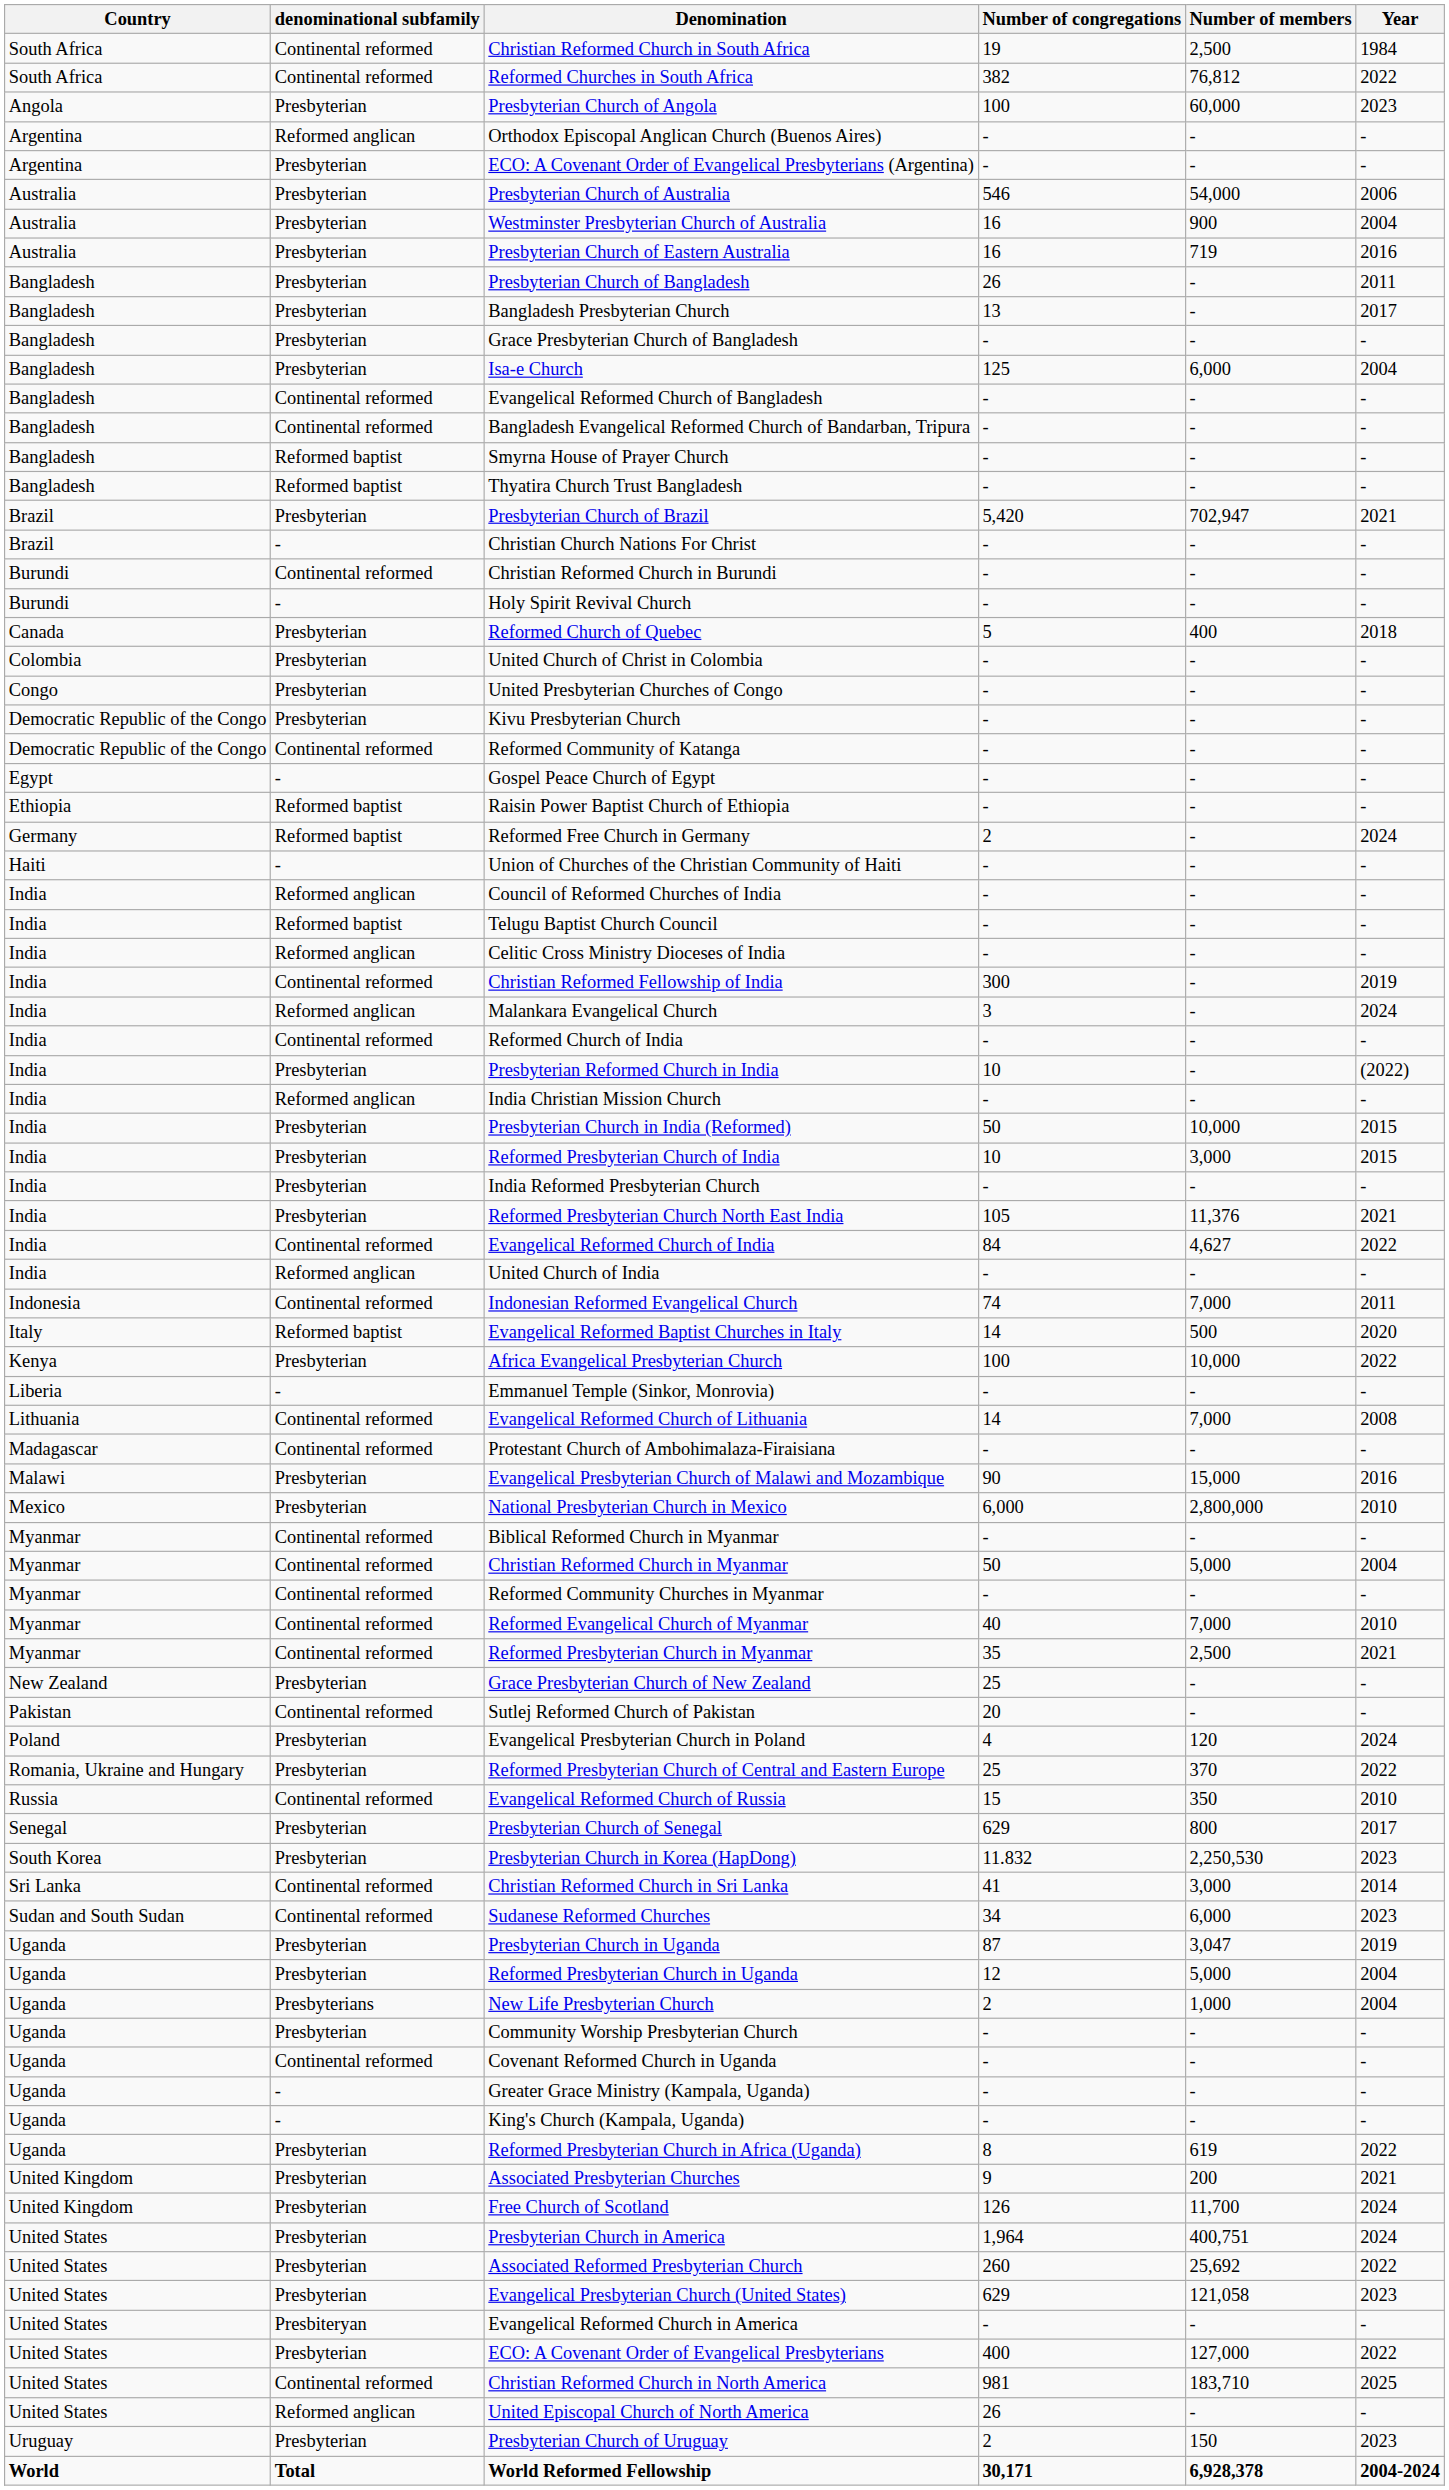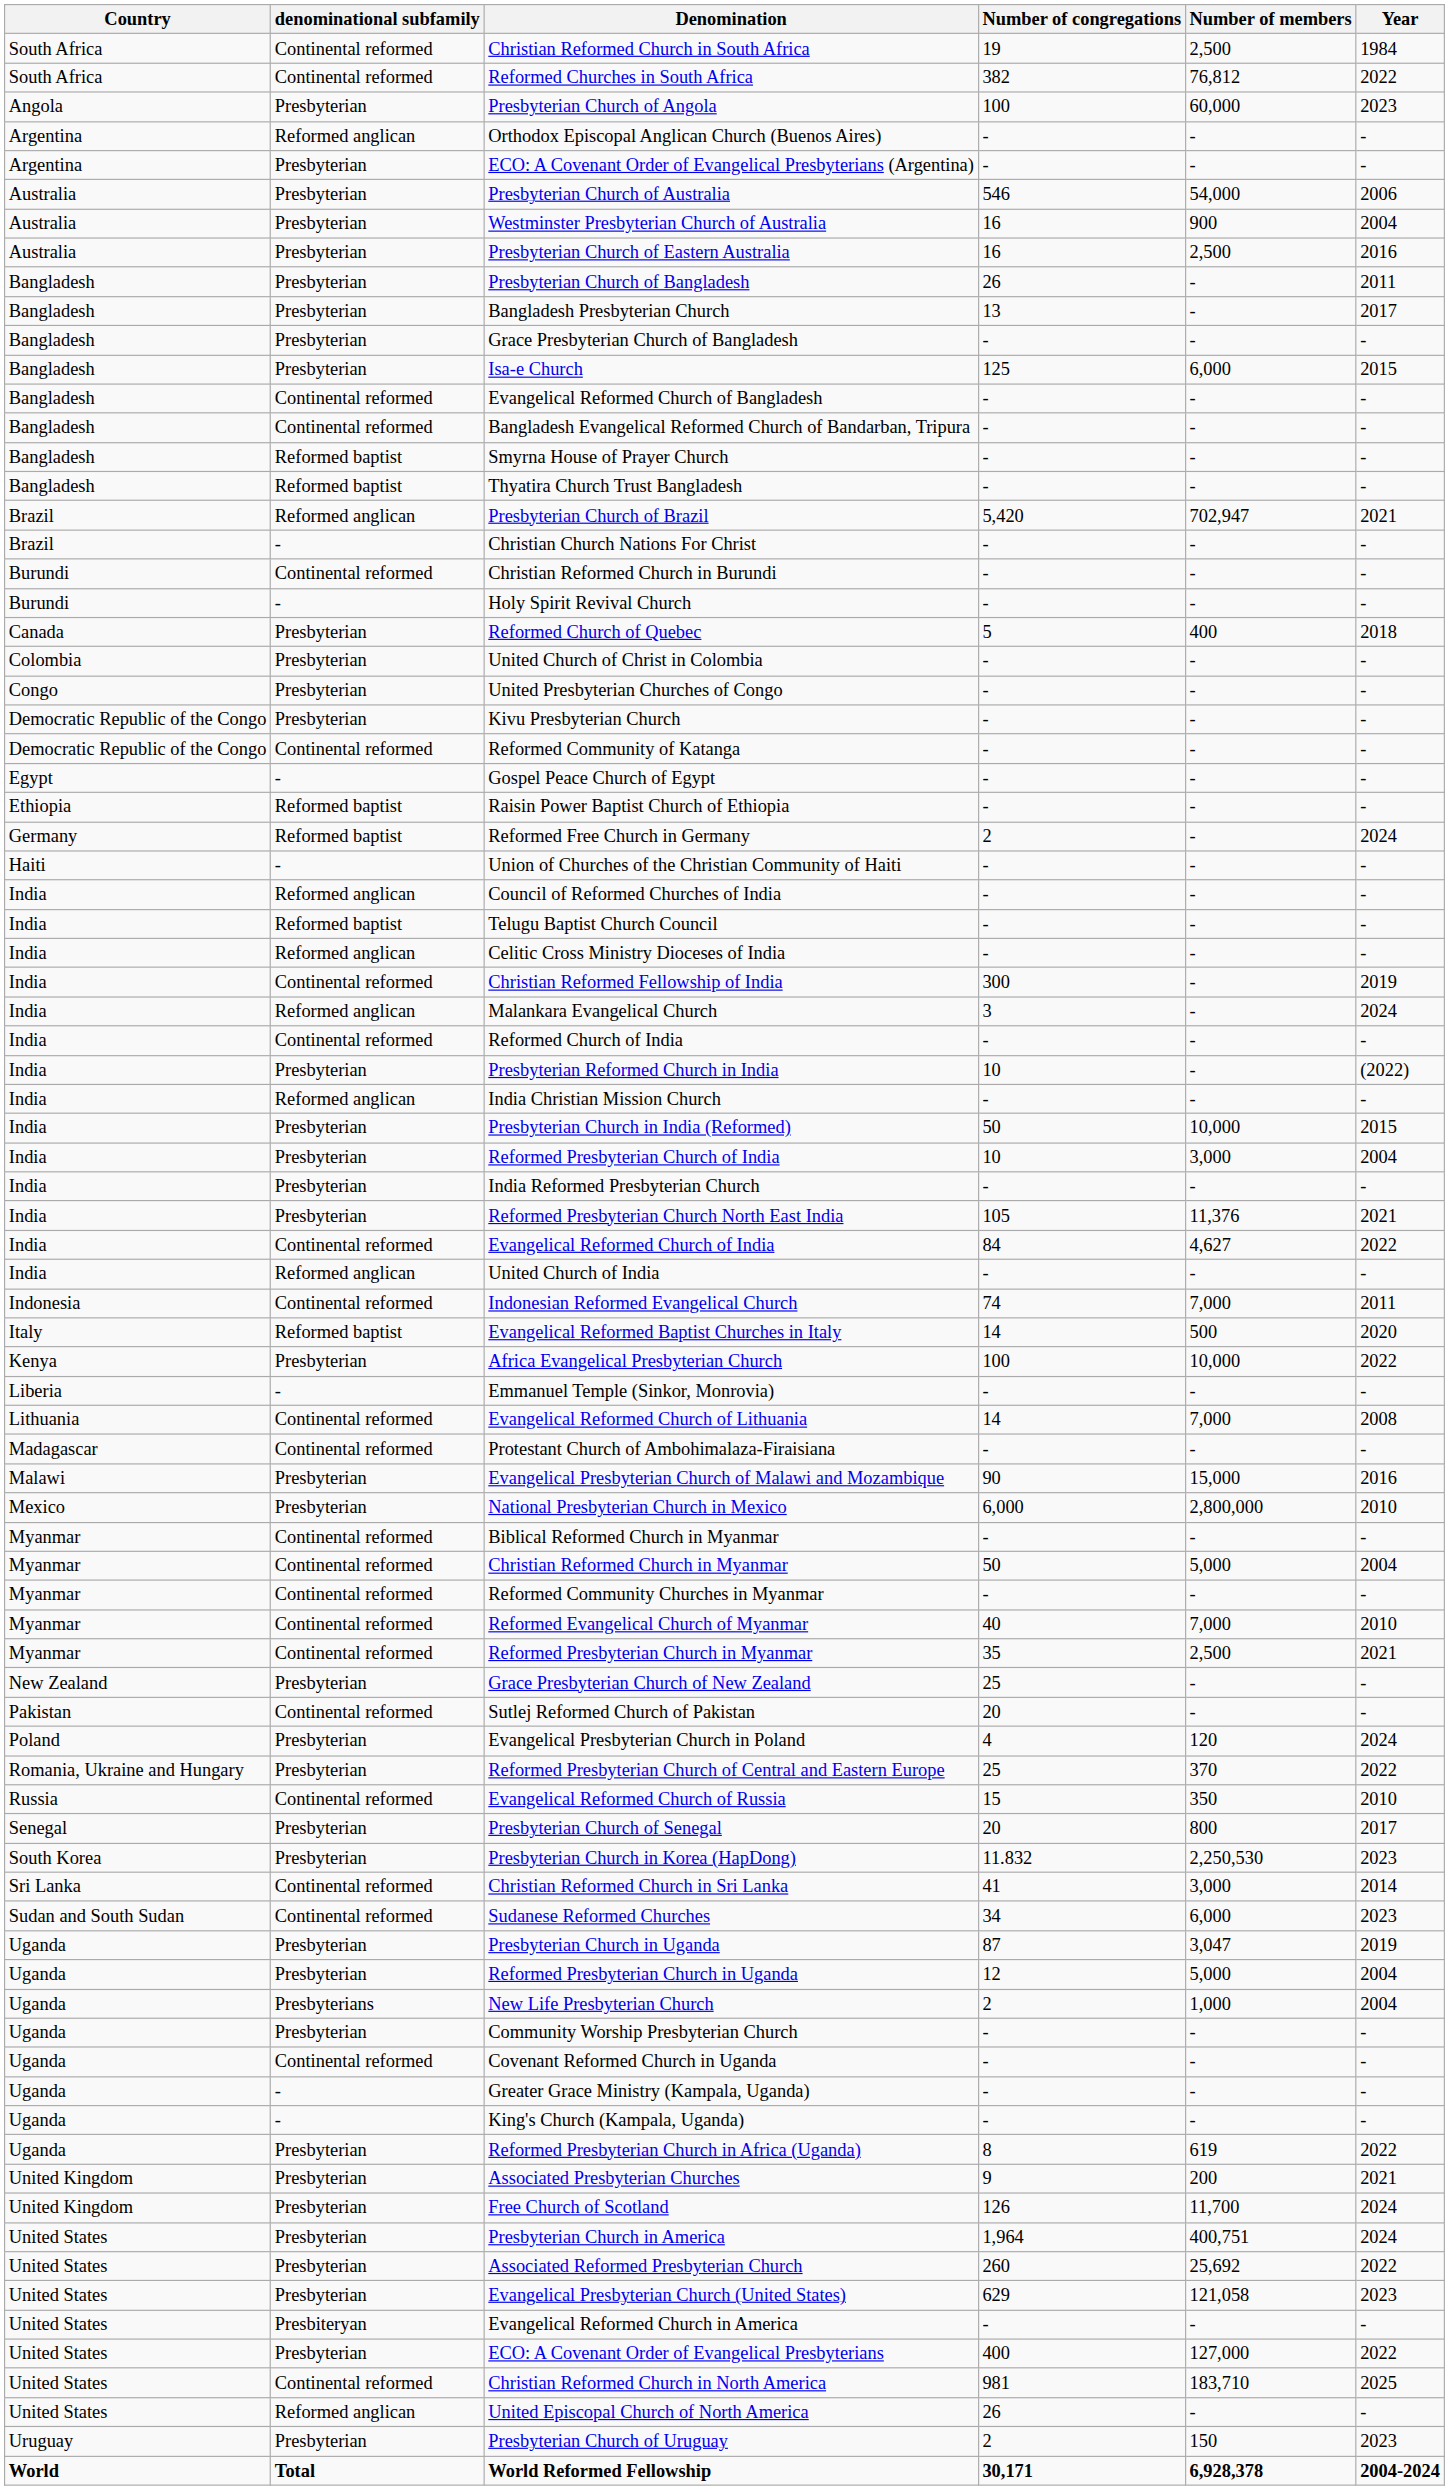(1203, 252) 719 -> (1210, 252) 2,500
(1379, 369) 2004 -> (1379, 369) 2015
(321, 515) Presbyterian -> (345, 515) Reformed anglican
(1379, 1157) 2015 -> (1379, 1157) 2004
(996, 1828) 629 -> (992, 1828) 20
